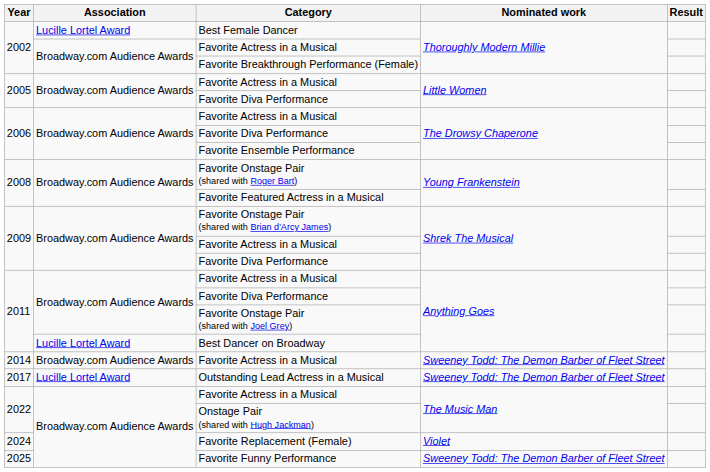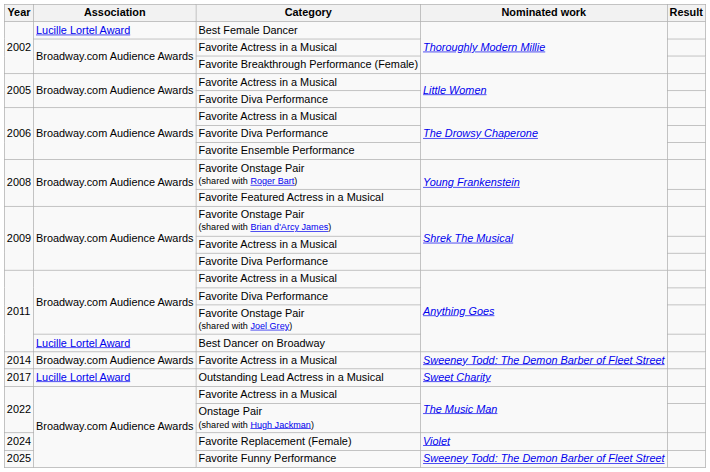(544, 377) Sweeney Todd: The Demon Barber of Fleet Street -> (457, 377) Sweet Charity
